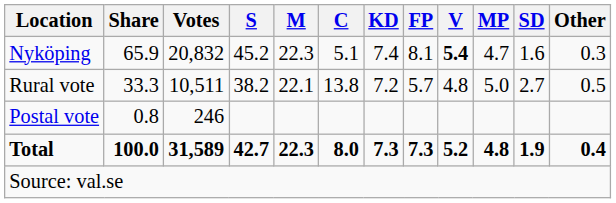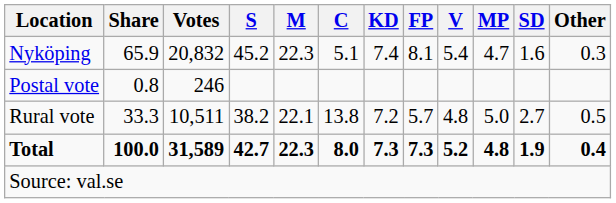(456, 52) bold -> (456, 52) normal
rows swapped: (52, 85) <-> (54, 117)
